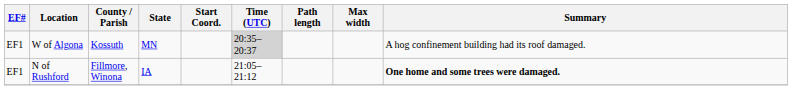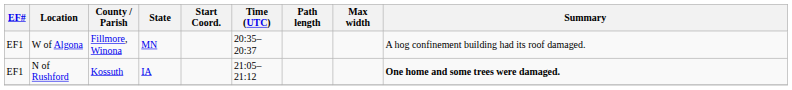(107, 44) Kossuth -> (109, 44) Fillmore, Winona
(248, 44) lightgrey background -> (248, 44) no background
(109, 71) Fillmore, Winona -> (107, 71) Kossuth
